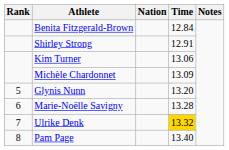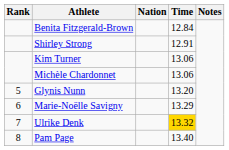(182, 75) 13.09 -> (182, 75) 13.06
(182, 106) 13.28 -> (182, 106) 13.29
